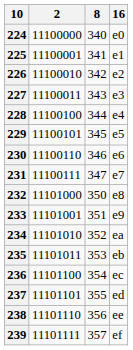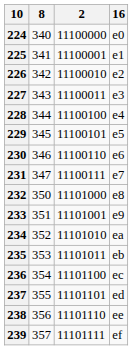columns swapped: (57, 14) <-> (97, 14)
